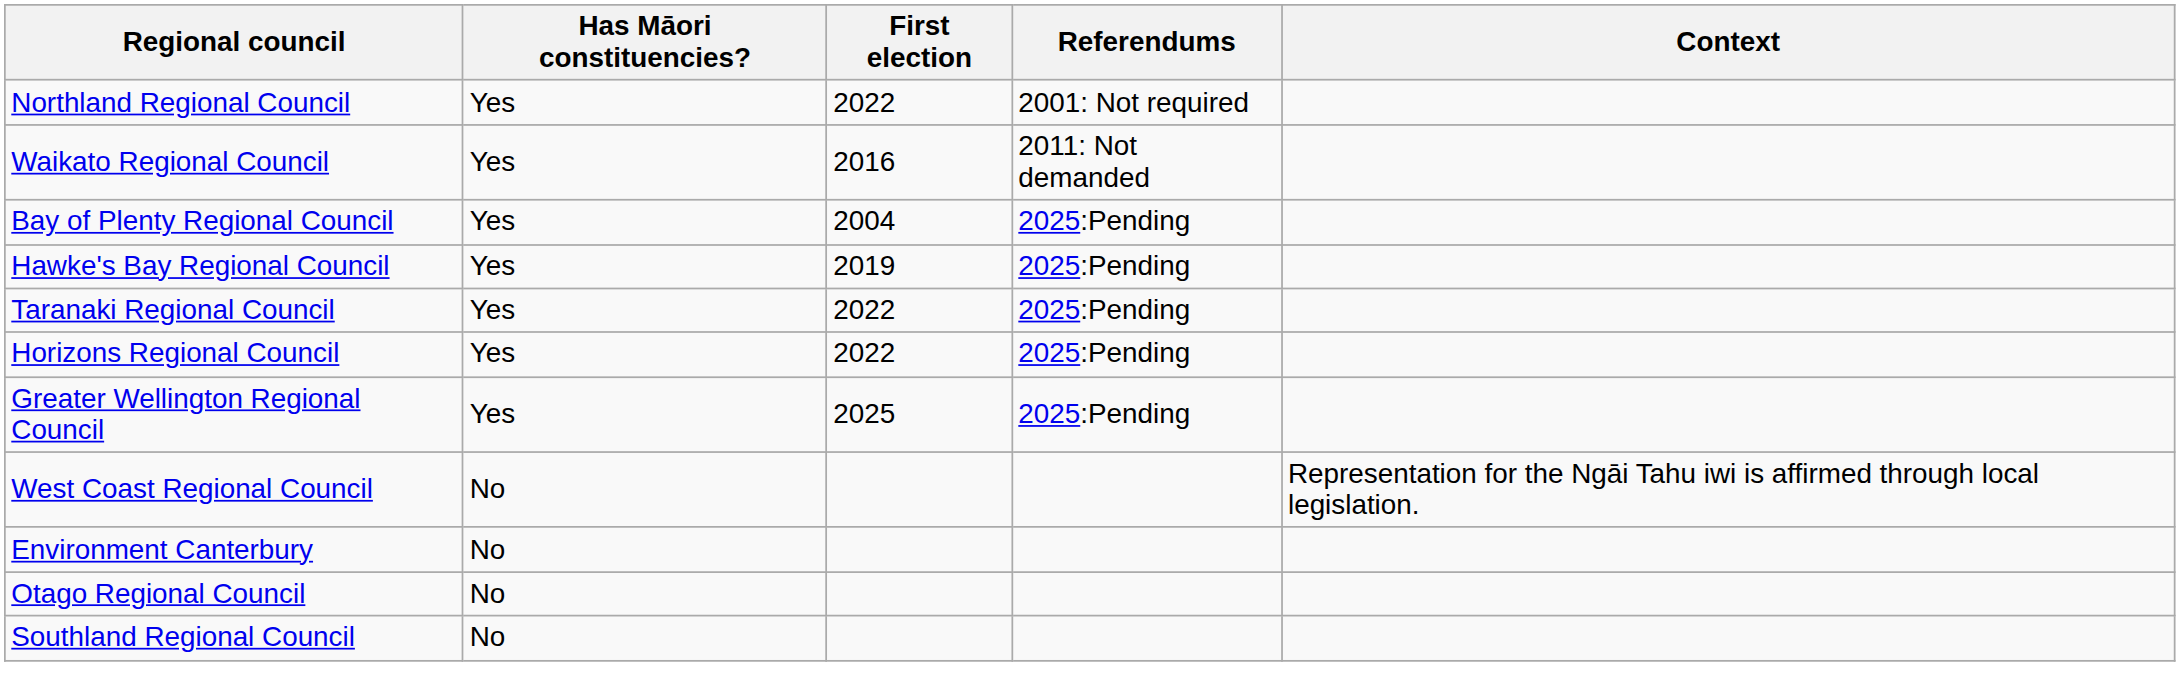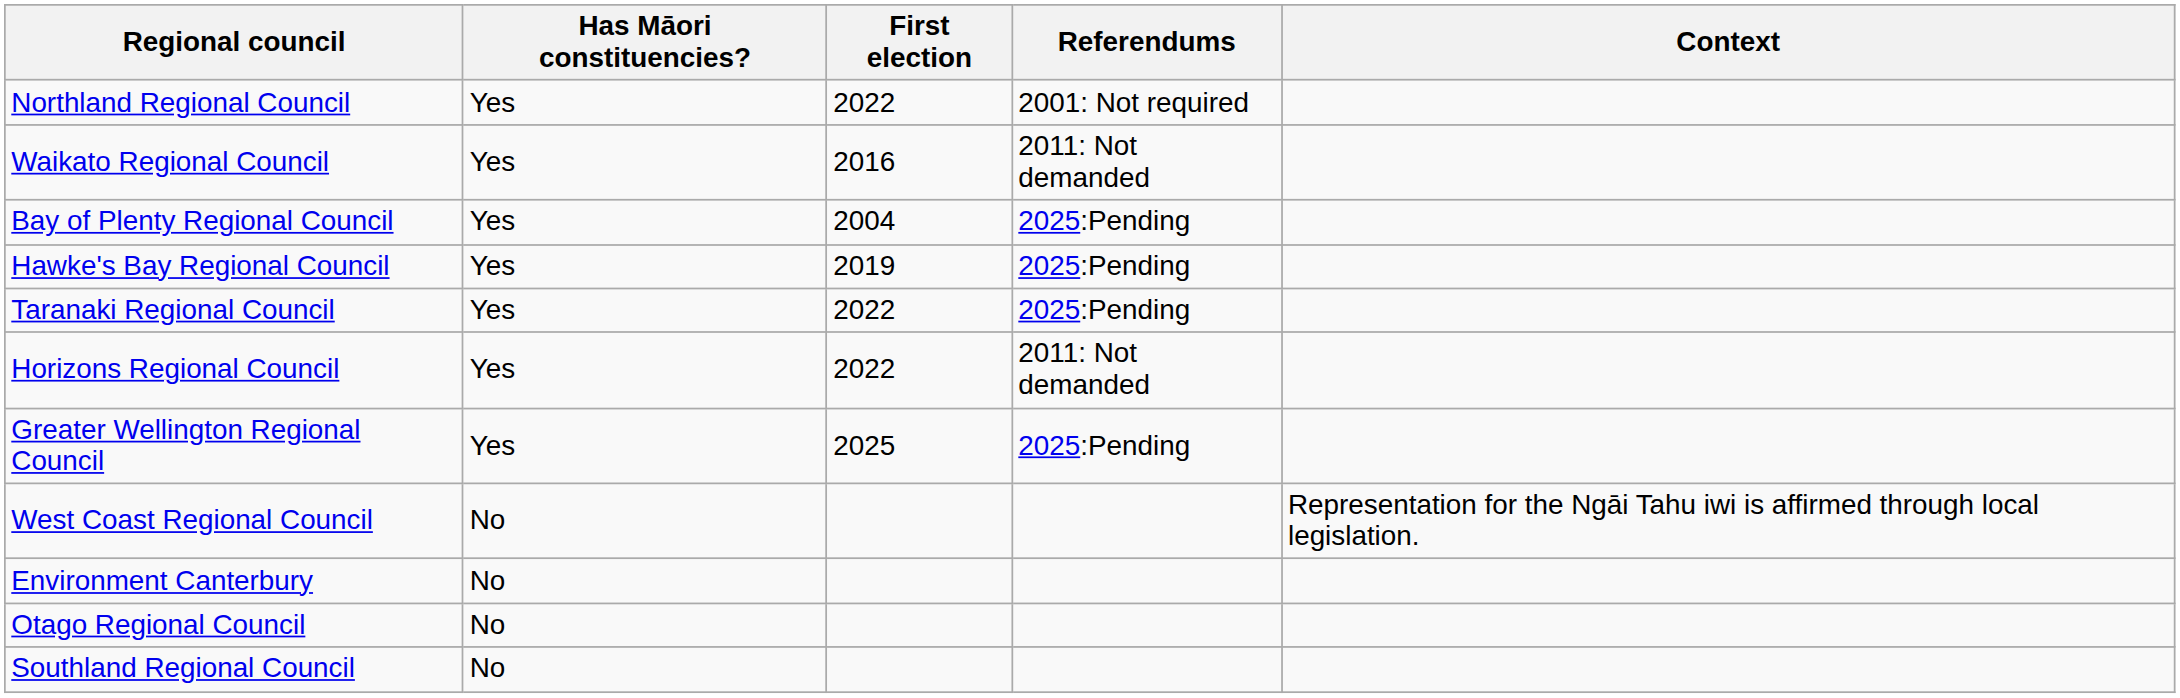(1104, 354) 2025:Pending -> (1084, 369) 2011: Not demanded
